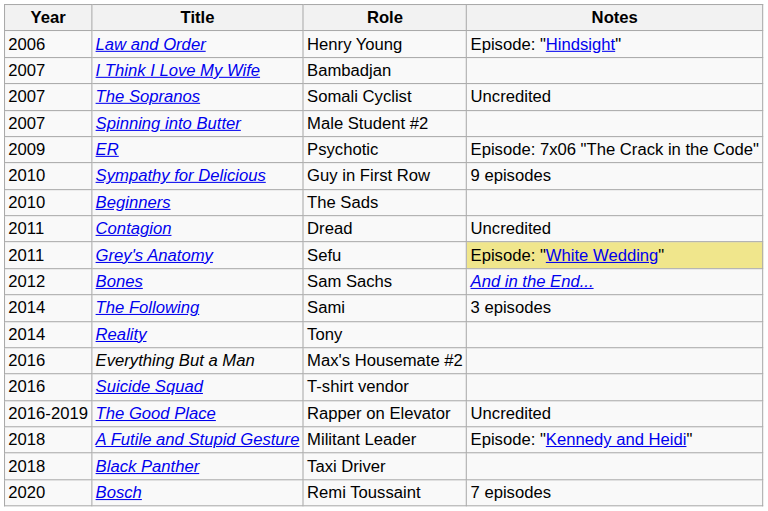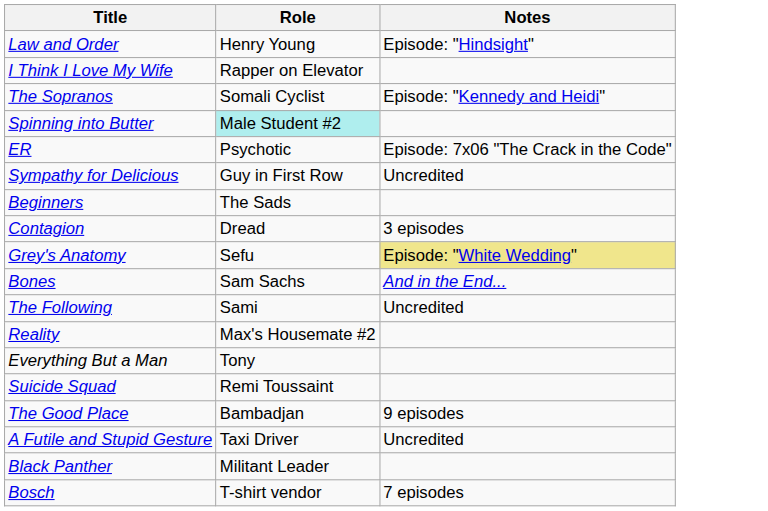- column: (48, 17)
(349, 70) Bambadjan -> (292, 70) Rapper on Elevator
(511, 96) Uncredited -> (494, 96) Episode: "Kennedy and Heidi"
(368, 123) no background -> (280, 123) paleturquoise background
(511, 176) 9 episodes -> (424, 176) Uncredited
(511, 228) Uncredited -> (424, 228) 3 episodes
(511, 307) 3 episodes -> (424, 307) Uncredited
(325, 334) Tony -> (298, 334) Max's Housemate #2
(385, 360) Max's Housemate #2 -> (237, 360) Tony
(358, 387) T-shirt vendor -> (277, 387) Remi Toussaint
(379, 413) Rapper on Elevator -> (262, 413) Bambadjan
(511, 413) Uncredited -> (424, 413) 9 episodes
(362, 439) Militant Leader -> (259, 439) Taxi Driver
(581, 439) Episode: "Kennedy and Heidi" -> (424, 439) Uncredited
(346, 466) Taxi Driver -> (274, 466) Militant Leader
(364, 492) Remi Toussaint -> (271, 492) T-shirt vendor
